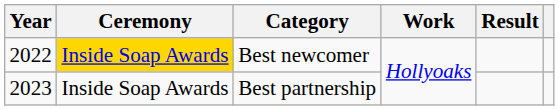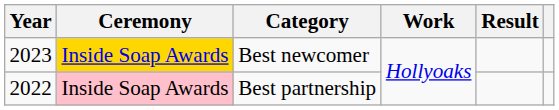(31, 54) 2022 -> (31, 54) 2023
(31, 88) 2023 -> (31, 88) 2022
(145, 88) no background -> (145, 88) pink background
